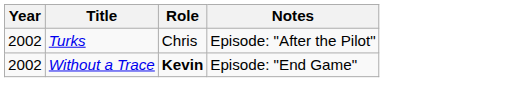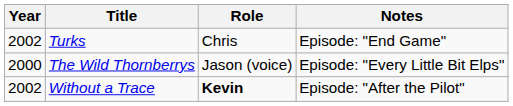(293, 40) Episode: "After the Pilot" -> (373, 40) Episode: "End Game"
+ row: (122, 64)
(284, 64) Episode: "End Game" -> (382, 88) Episode: "After the Pilot"
